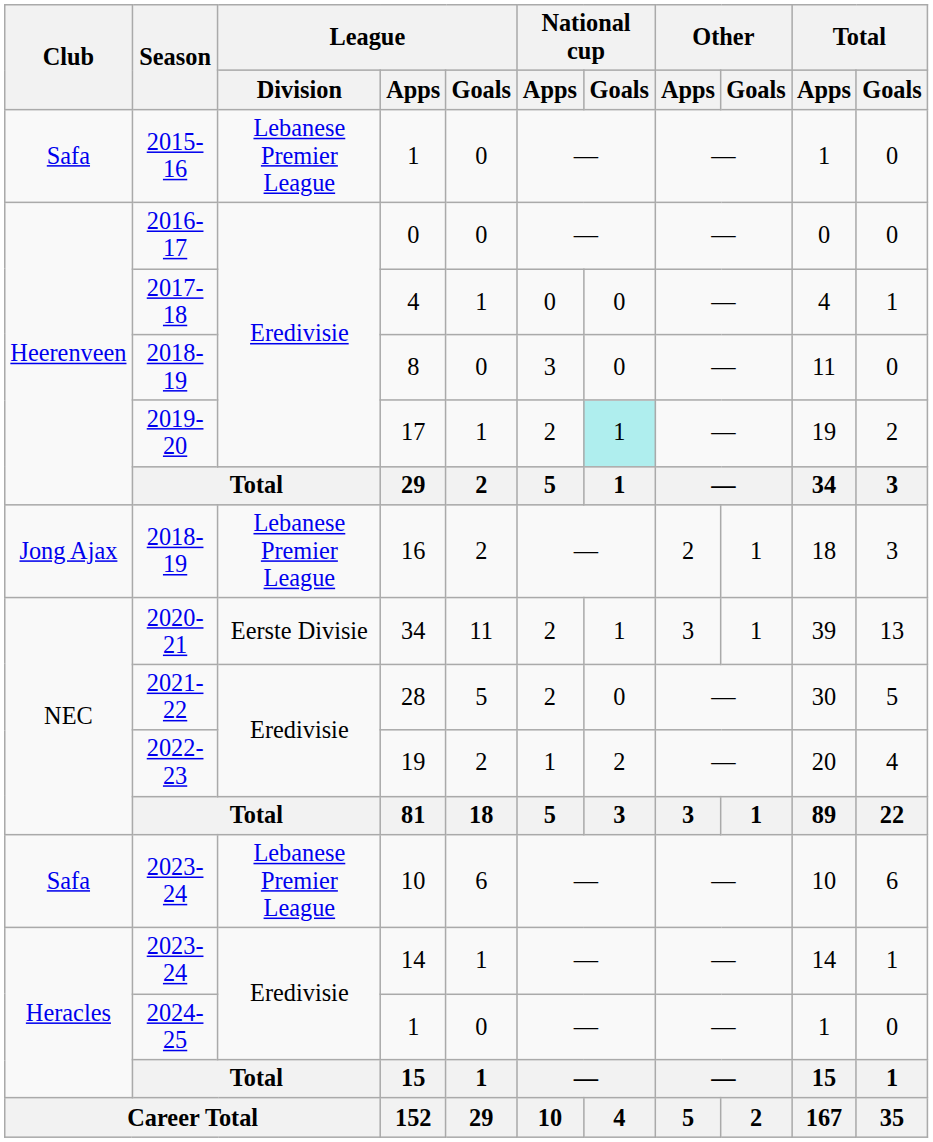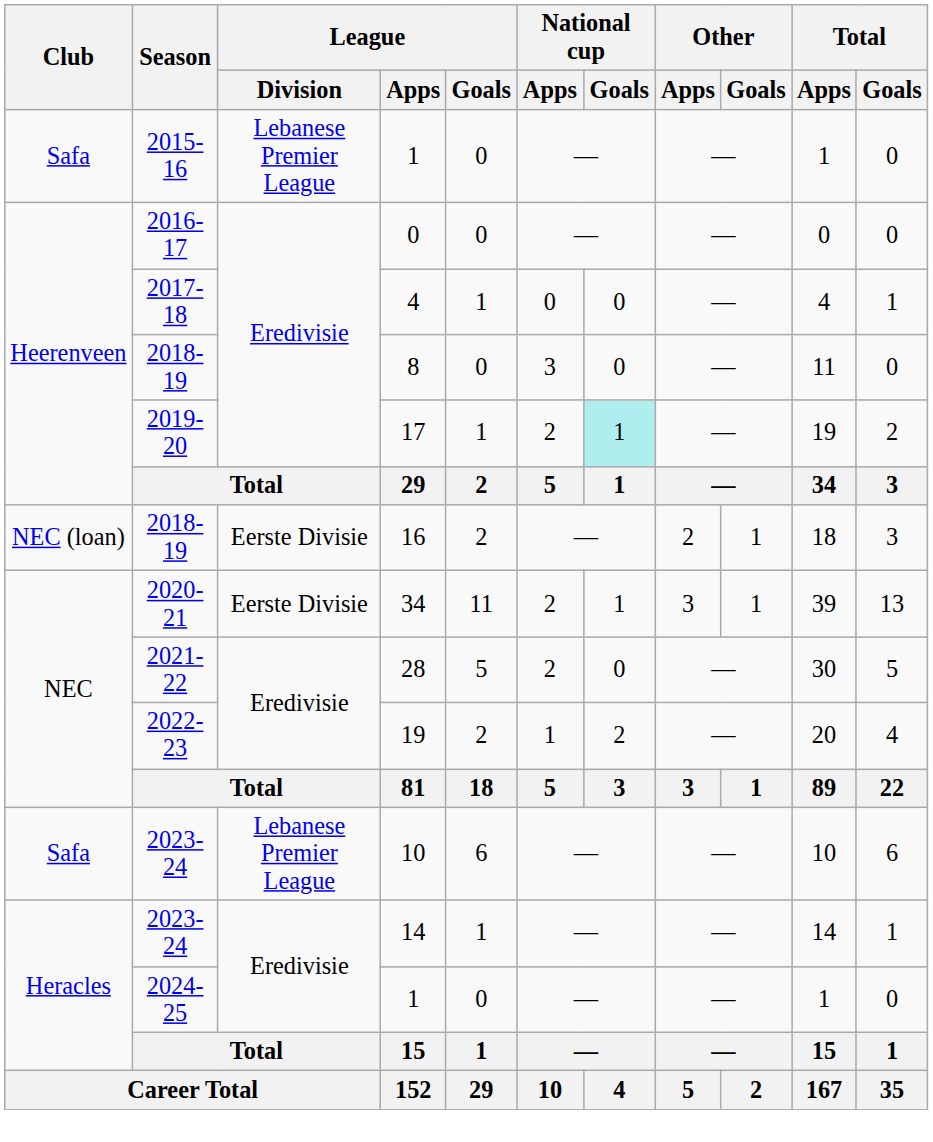(68, 551) Jong Ajax -> (68, 537) NEC (loan)
(299, 551) Lebanese Premier League -> (299, 537) Eerste Divisie
